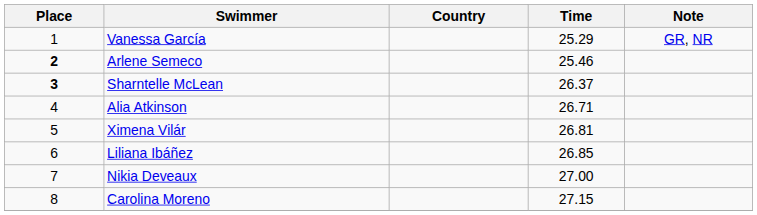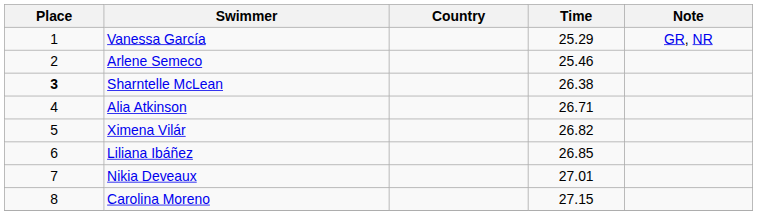(54, 61) bold -> (54, 61) normal
(576, 84) 26.37 -> (576, 84) 26.38
(576, 130) 26.81 -> (576, 130) 26.82
(576, 176) 27.00 -> (576, 176) 27.01
